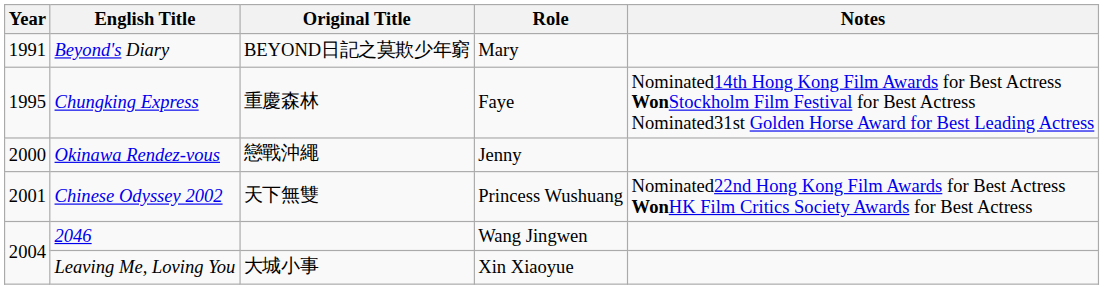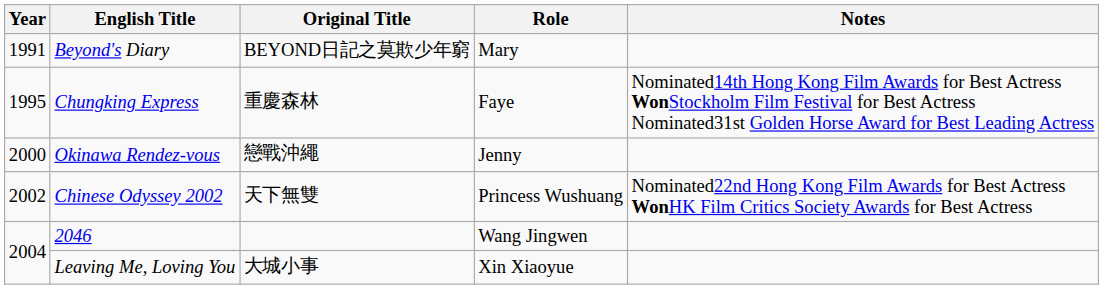(27, 196) 2001 -> (27, 196) 2002
